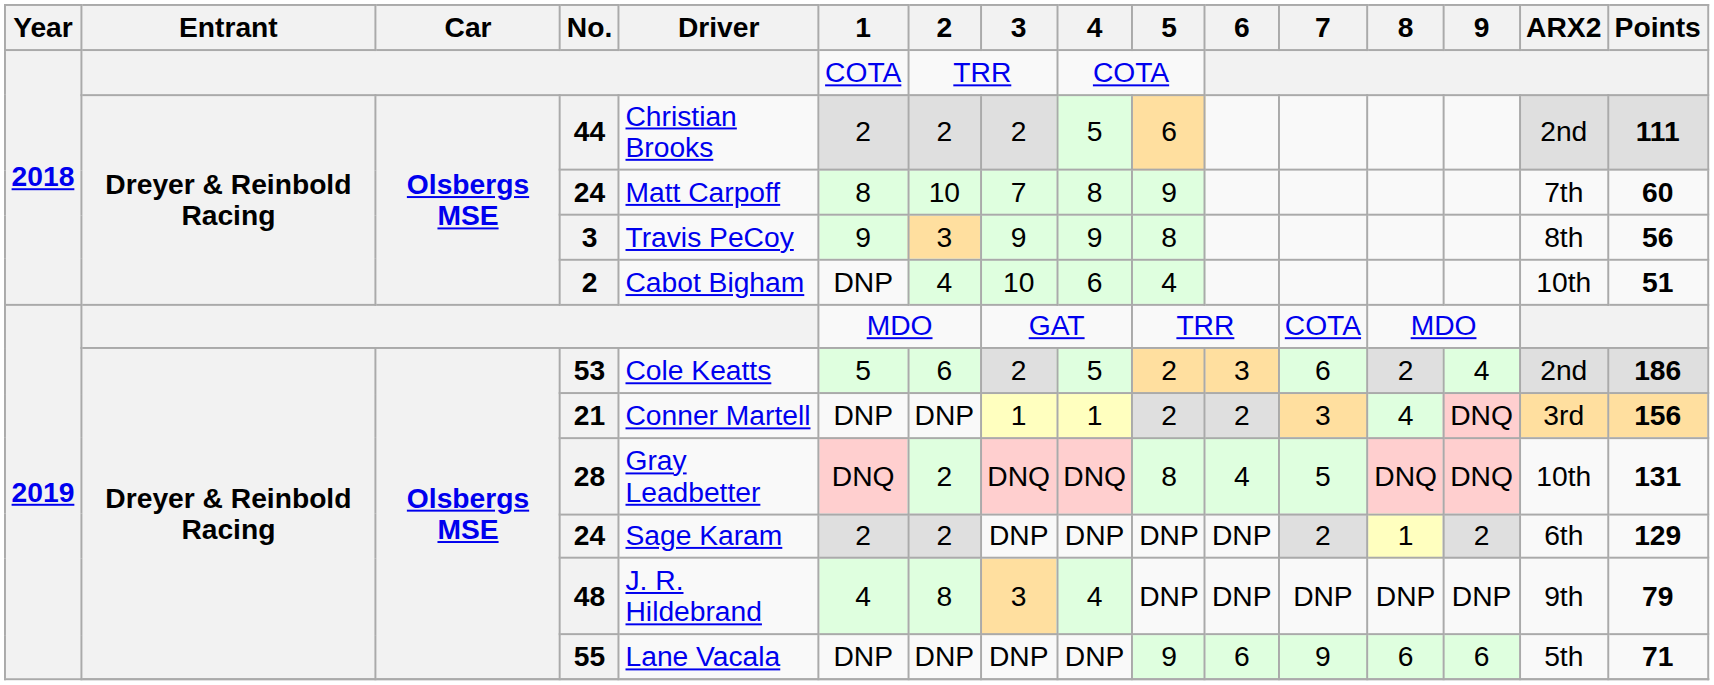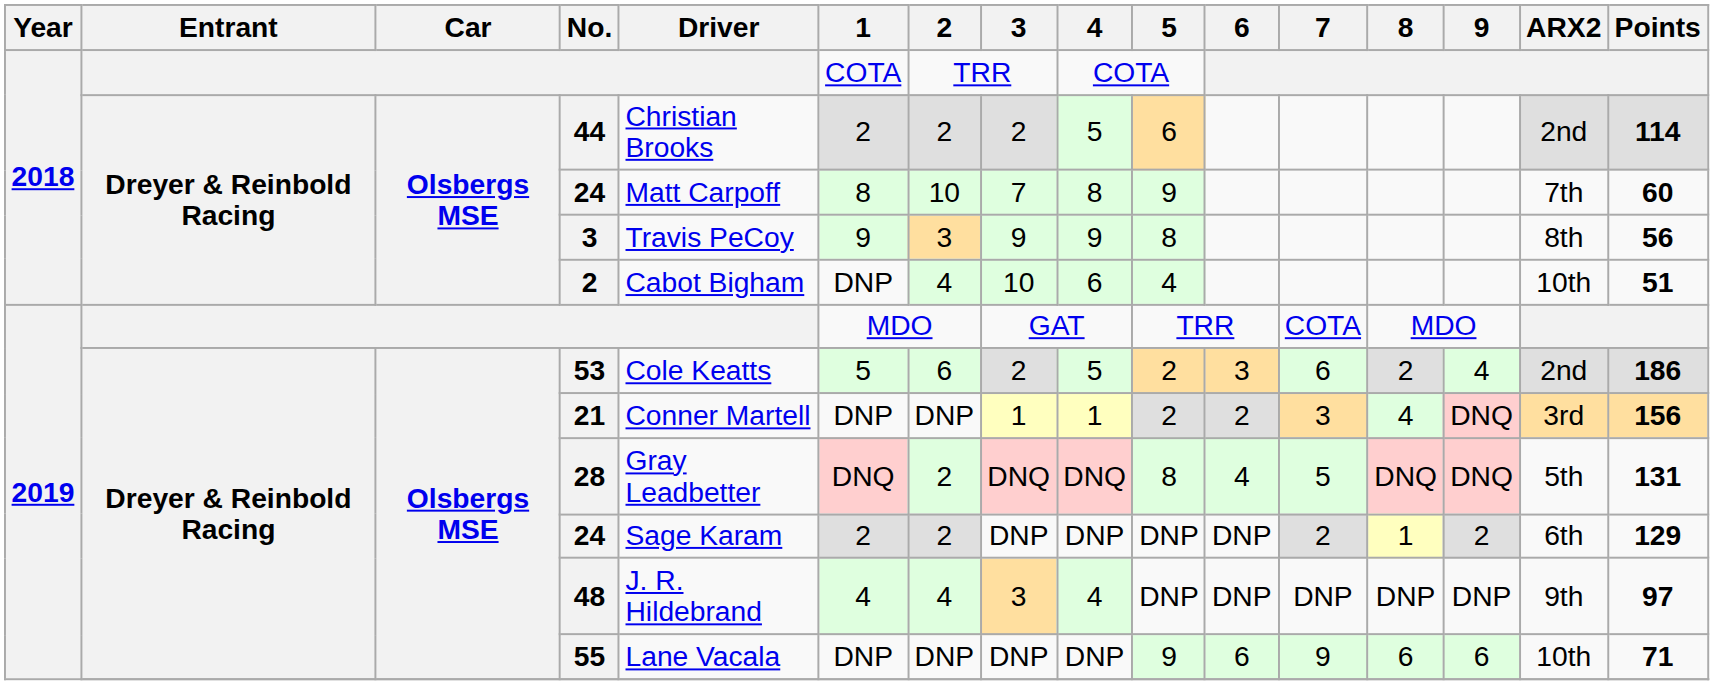(1658, 133) 111 -> (1658, 133) 114
(1564, 476) 10th -> (1564, 476) 5th
(944, 597) 8 -> (944, 597) 4
(1658, 597) 79 -> (1658, 597) 97
(1564, 657) 5th -> (1564, 657) 10th
